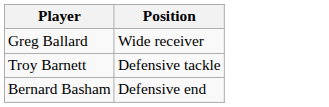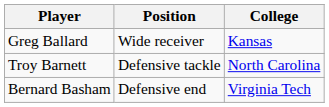+ column: (274, 16)
